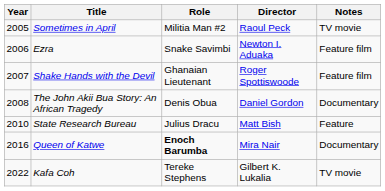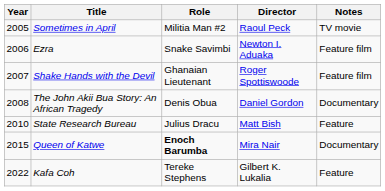(18, 145) 2016 -> (18, 145) 2015
(340, 172) TV movie -> (336, 172) Feature
